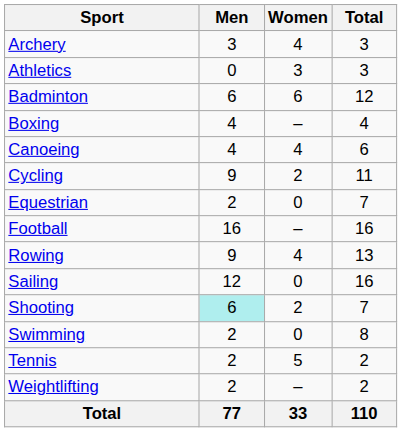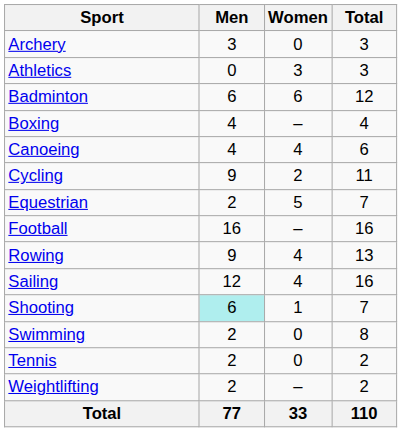(298, 44) 4 -> (298, 44) 0
(298, 202) 0 -> (298, 202) 5
(298, 281) 0 -> (298, 281) 4
(298, 307) 2 -> (298, 307) 1
(298, 360) 5 -> (298, 360) 0
